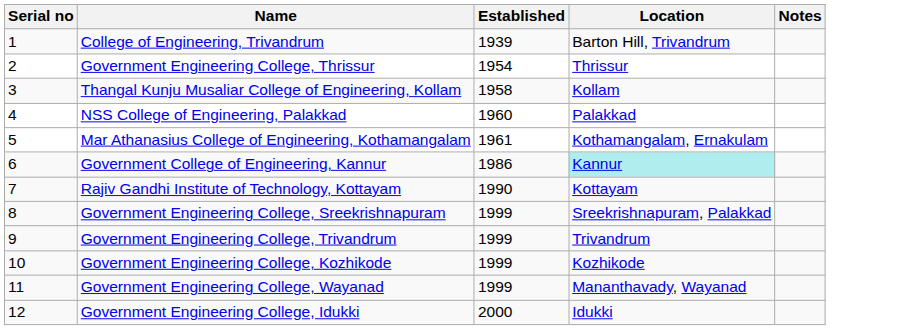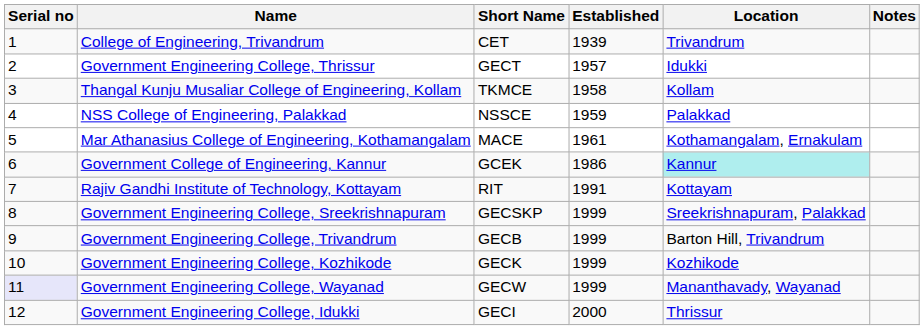+ column: (521, 16)
(651, 41) Barton Hill, Trivandrum -> (705, 41) Trivandrum
(495, 66) 1954 -> (589, 66) 1957
(600, 66) Thrissur -> (687, 66) Idukki
(495, 115) 1960 -> (589, 115) 1959
(495, 189) 1990 -> (589, 189) 1991
(611, 238) Trivandrum -> (745, 238) Barton Hill, Trivandrum
(16, 287) no background -> (16, 287) lavender background
(592, 312) Idukki -> (694, 312) Thrissur
